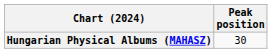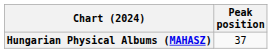(241, 40) 30 -> (241, 40) 37
